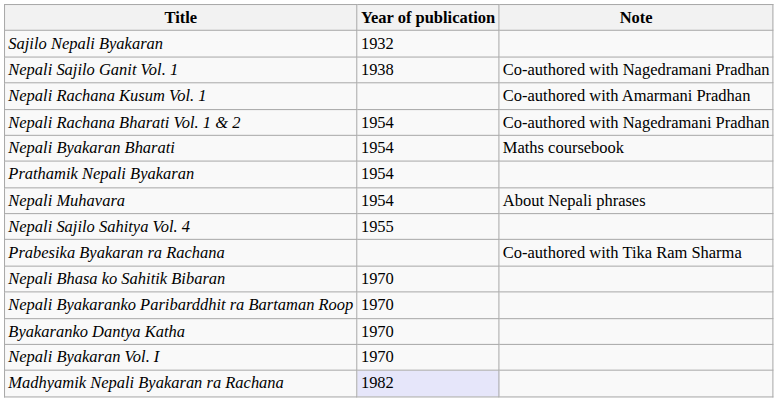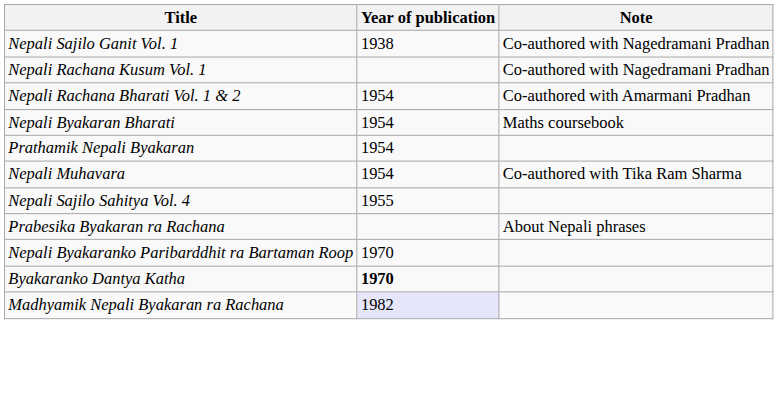- row: (86, 43)
(627, 95) Co-authored with Amarmani Pradhan -> (636, 69) Co-authored with Nagedramani Pradhan
(636, 122) Co-authored with Nagedramani Pradhan -> (627, 95) Co-authored with Amarmani Pradhan
(574, 200) About Nepali phrases -> (622, 174) Co-authored with Tika Ram Sharma
(622, 252) Co-authored with Tika Ram Sharma -> (574, 226) About Nepali phrases
- row: (117, 278)
(377, 331) normal -> (377, 278) bold
- row: (84, 357)
